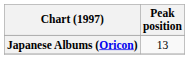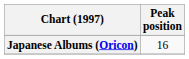(162, 44) 13 -> (162, 44) 16
